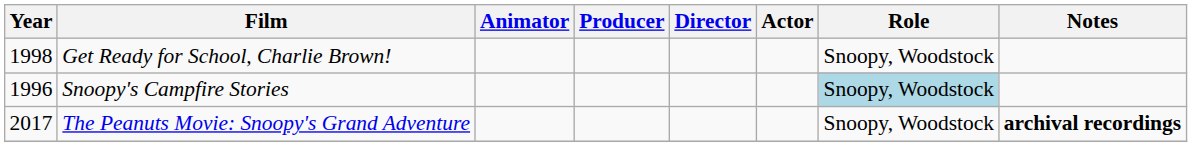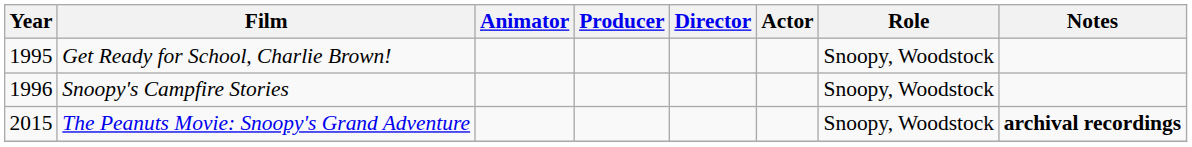(31, 55) 1998 -> (31, 55) 1995
(909, 89) lightblue background -> (909, 89) no background
(31, 123) 2017 -> (31, 123) 2015
